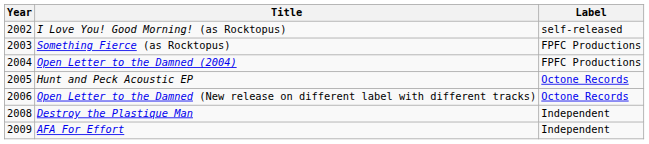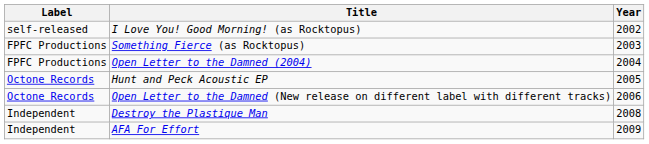columns swapped: (19, 13) <-> (591, 13)
